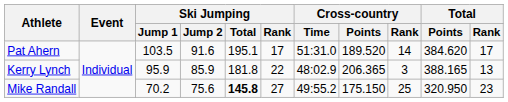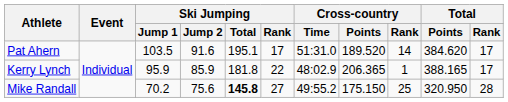(405, 70) 3 -> (405, 70) 1
(487, 70) 13 -> (487, 70) 17
(487, 89) 23 -> (487, 89) 28
